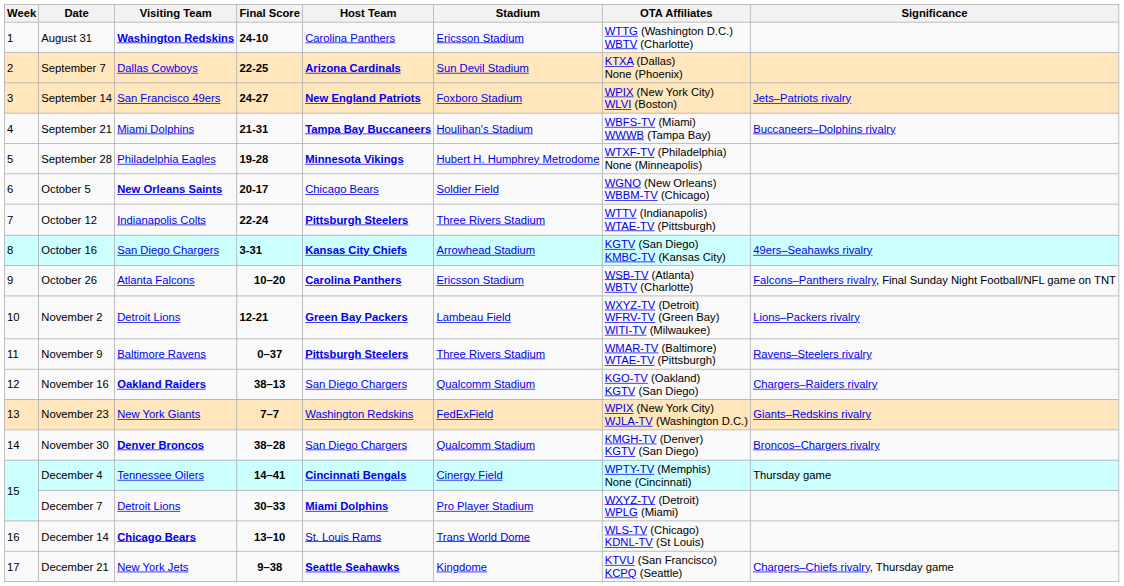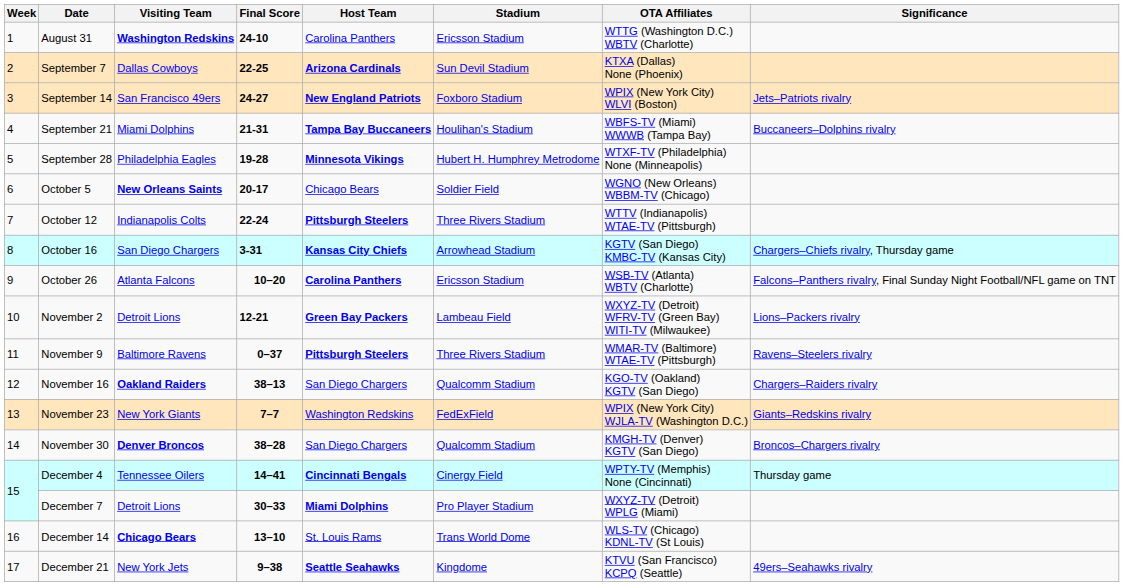(813, 250) 49ers–Seahawks rivalry -> (854, 250) Chargers–Chiefs rivalry, Thursday game
(854, 567) Chargers–Chiefs rivalry, Thursday game -> (813, 567) 49ers–Seahawks rivalry
